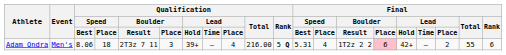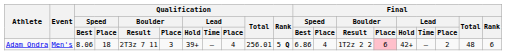(259, 44) 216.00 -> (259, 44) 256.01
(303, 44) 5.31 -> (303, 44) 6.86
(471, 44) 55 -> (471, 44) 48
